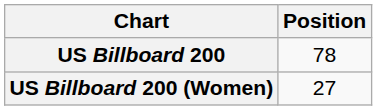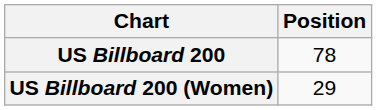(325, 88) 27 -> (325, 88) 29
